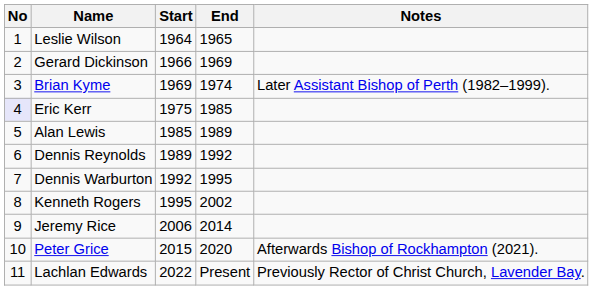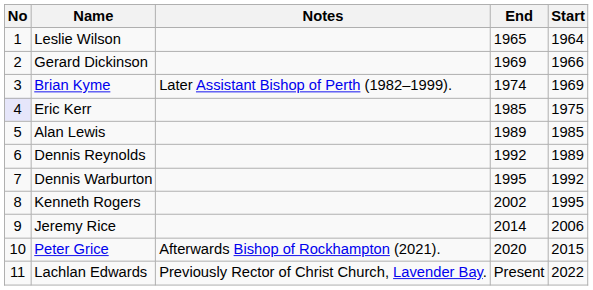columns swapped: (176, 16) <-> (421, 16)
